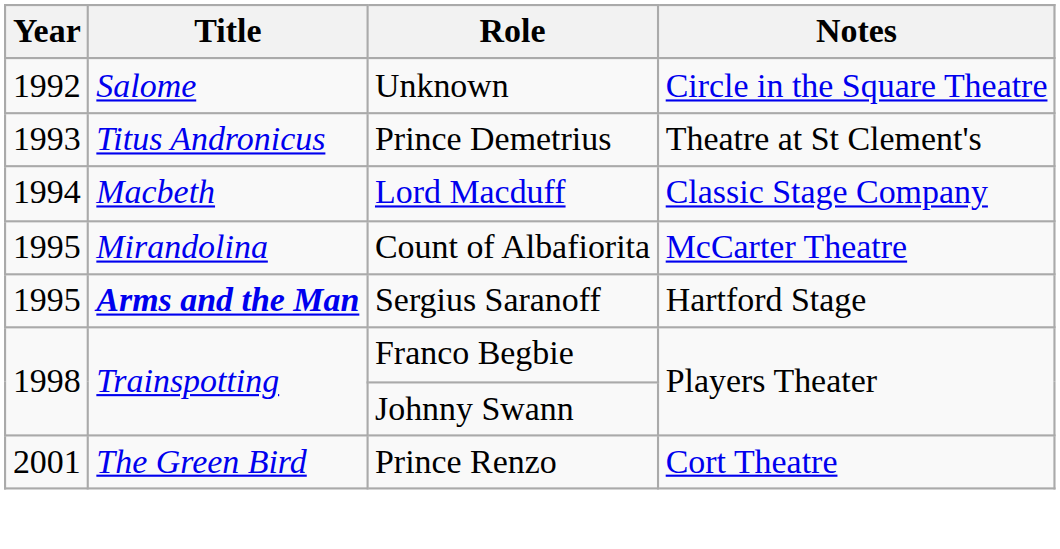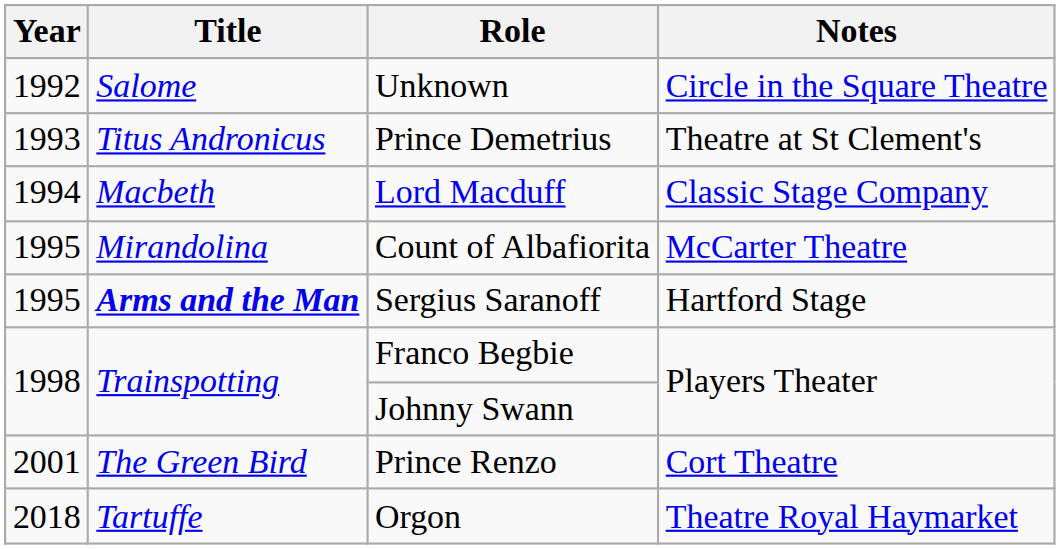+ row: (418, 515)
